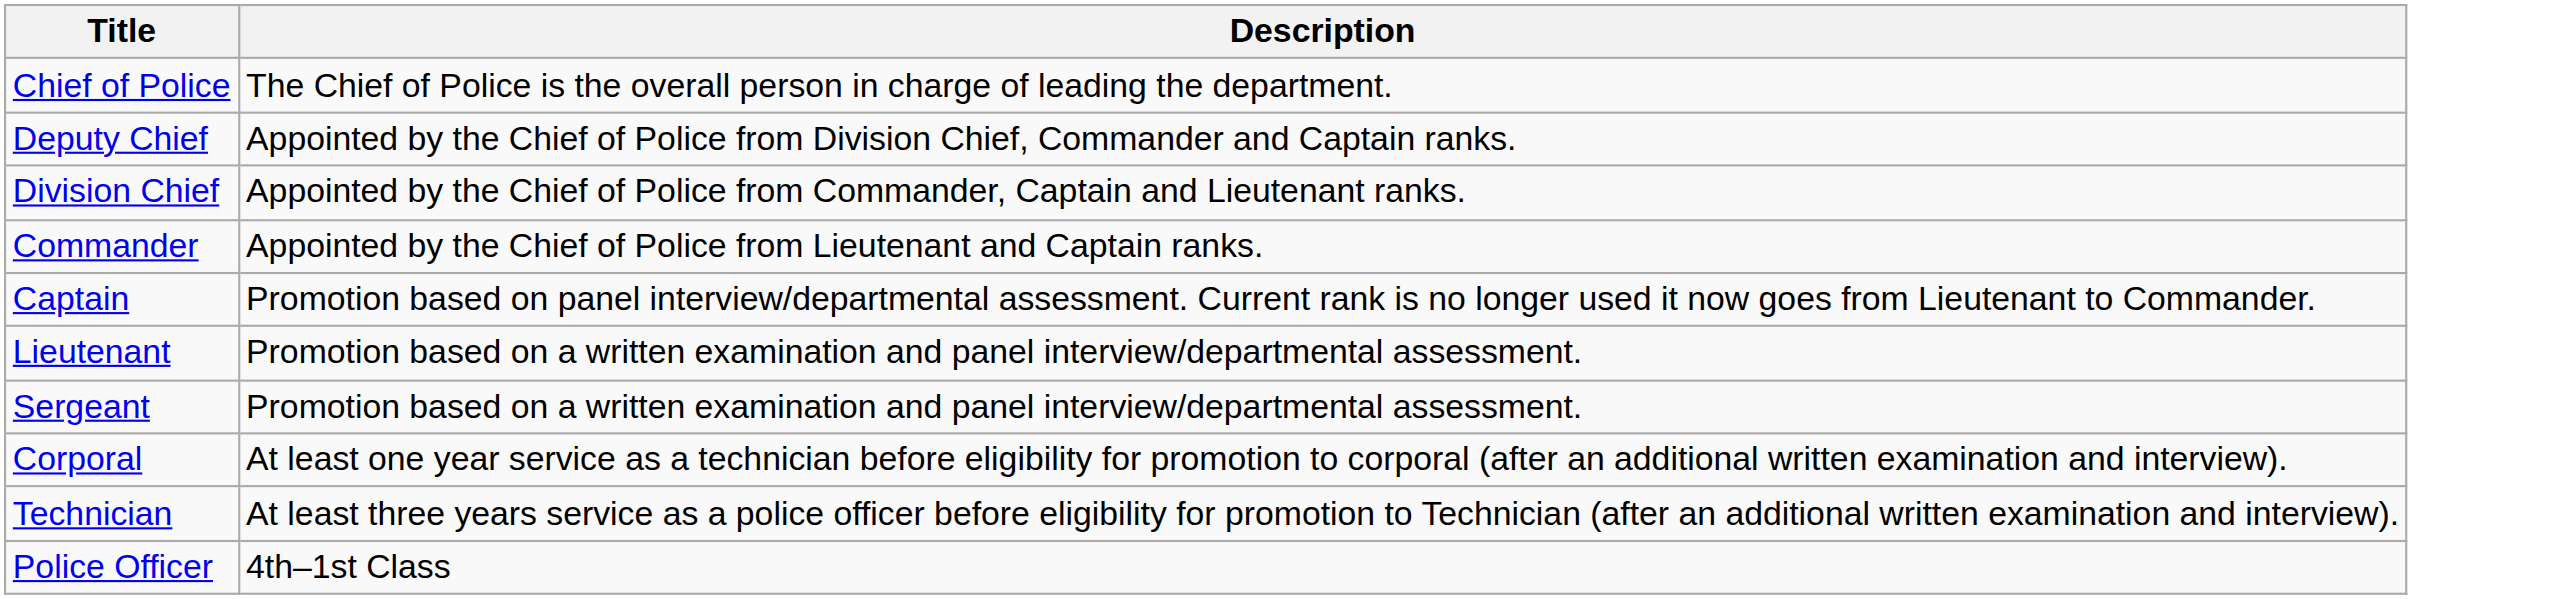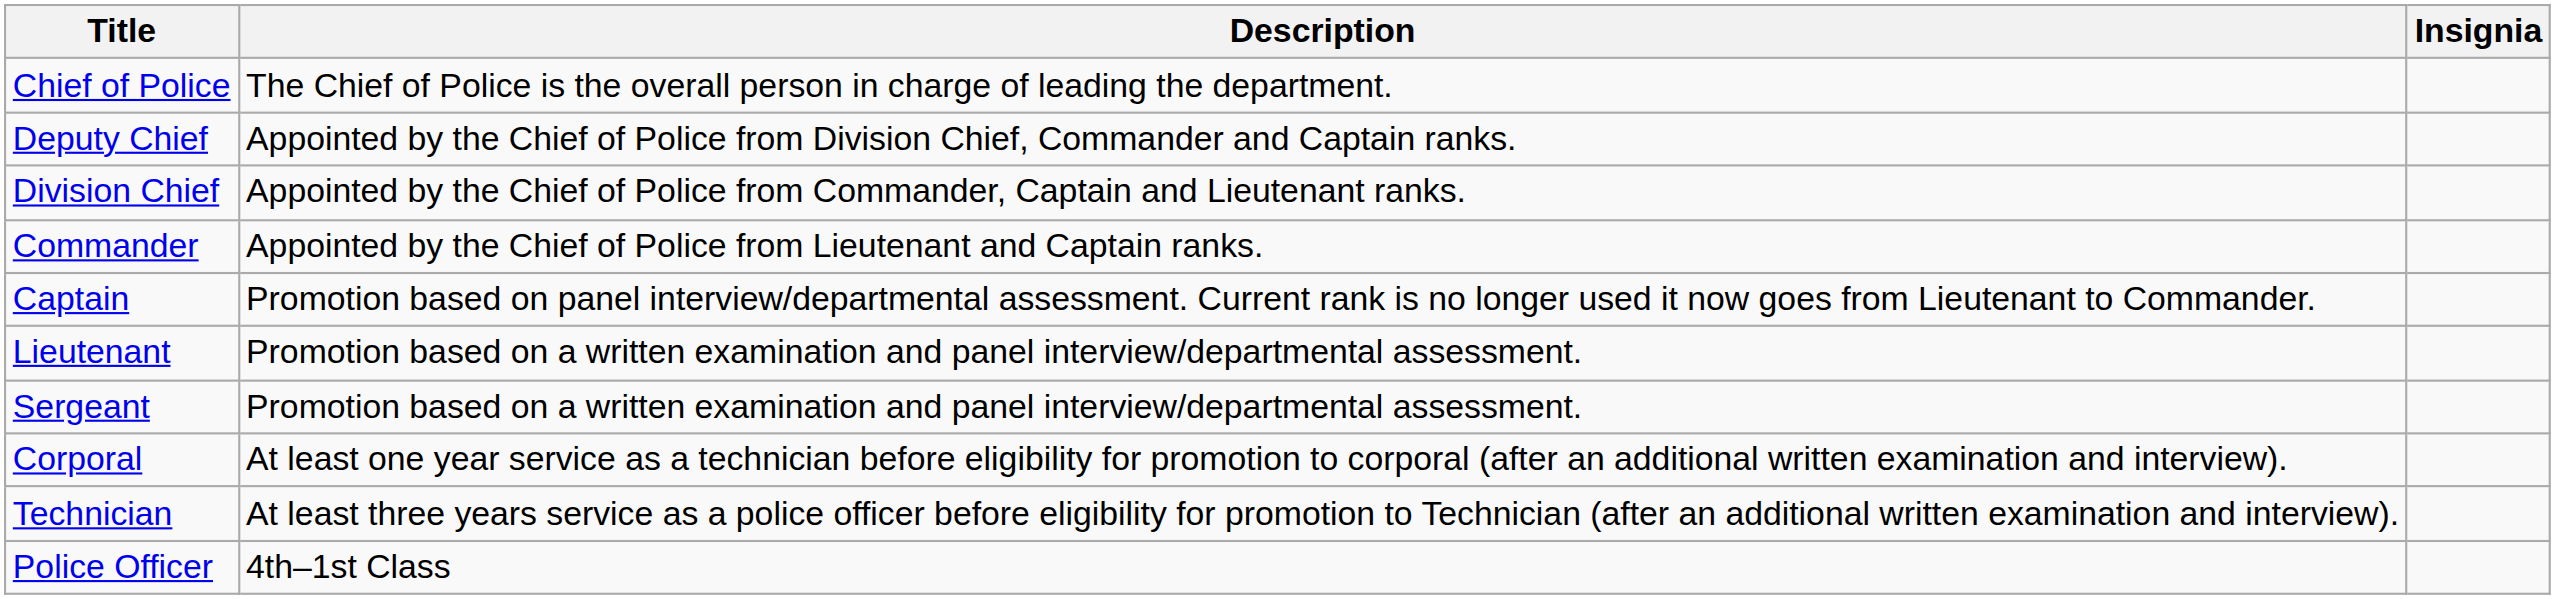+ column: (2478, 31)
